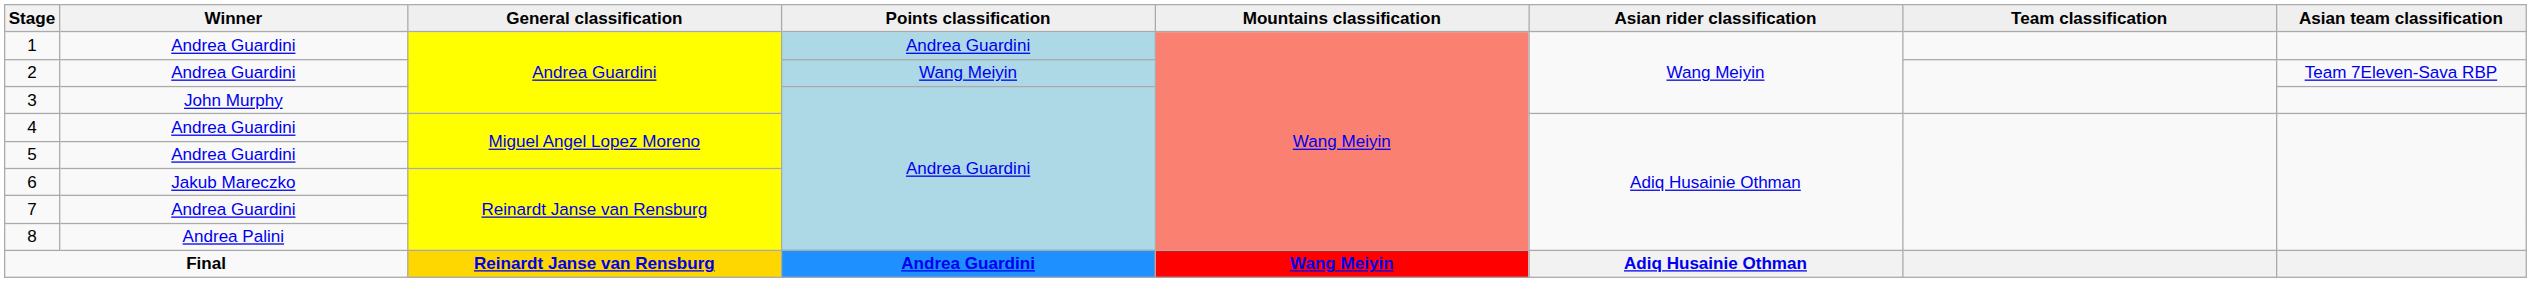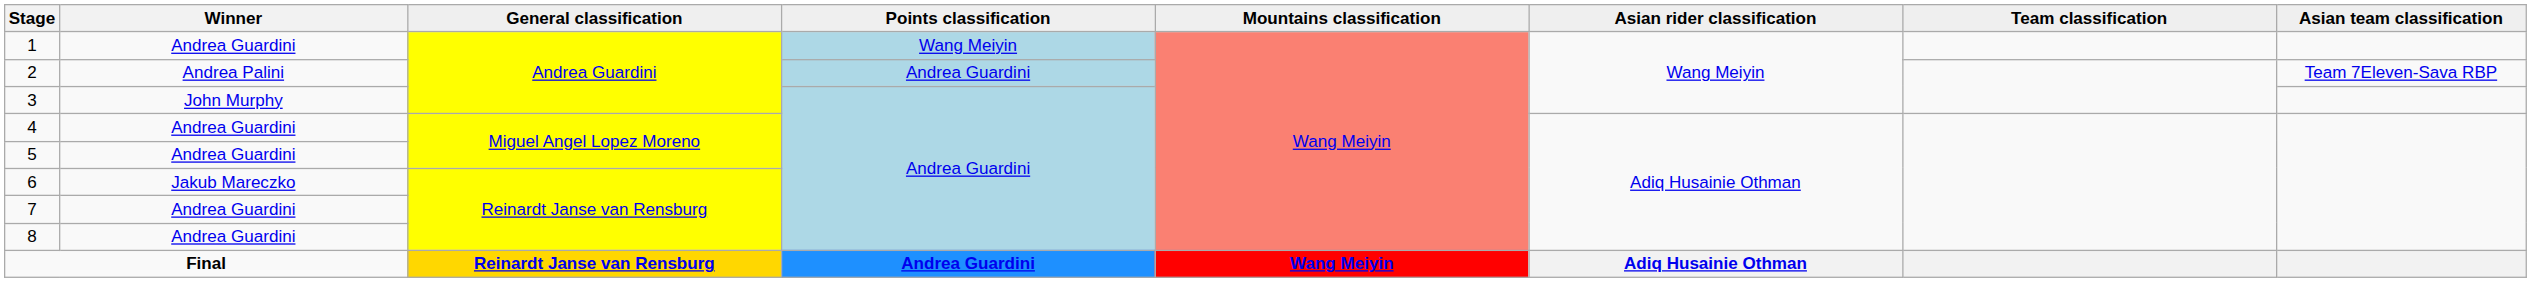(968, 46) Andrea Guardini -> (968, 46) Wang Meiyin
(233, 73) Andrea Guardini -> (233, 73) Andrea Palini
(968, 73) Wang Meiyin -> (968, 73) Andrea Guardini
(233, 237) Andrea Palini -> (233, 237) Andrea Guardini
